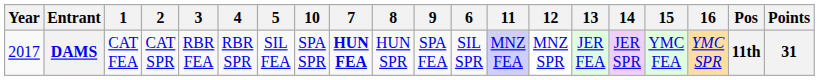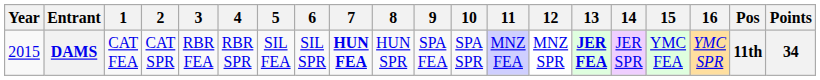columns swapped: (469, 17) <-> (312, 17)
(24, 52) 2017 -> (24, 52) 2015
(590, 52) normal -> (591, 52) bold
(789, 52) 31 -> (791, 52) 34
